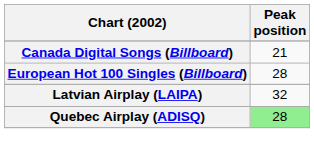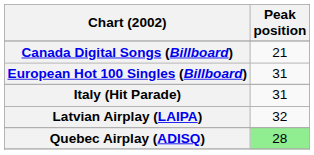(280, 73) 28 -> (280, 73) 31
+ row: (127, 95)
